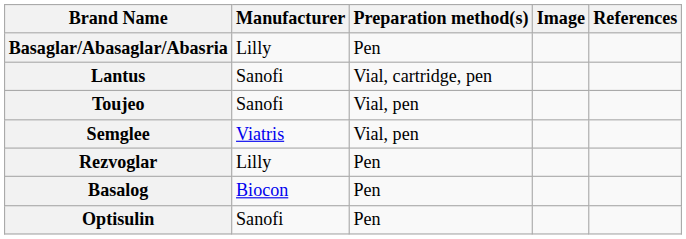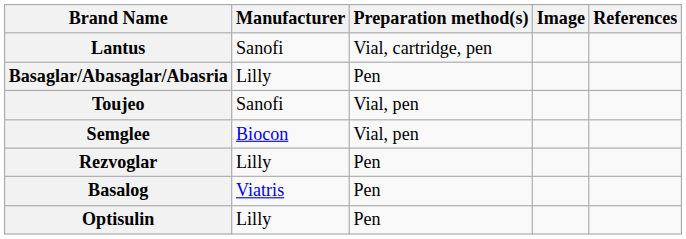rows swapped: (118, 47) <-> (118, 76)
(260, 133) Viatris -> (262, 133) Biocon
(262, 190) Biocon -> (260, 190) Viatris
(260, 219) Sanofi -> (254, 219) Lilly
